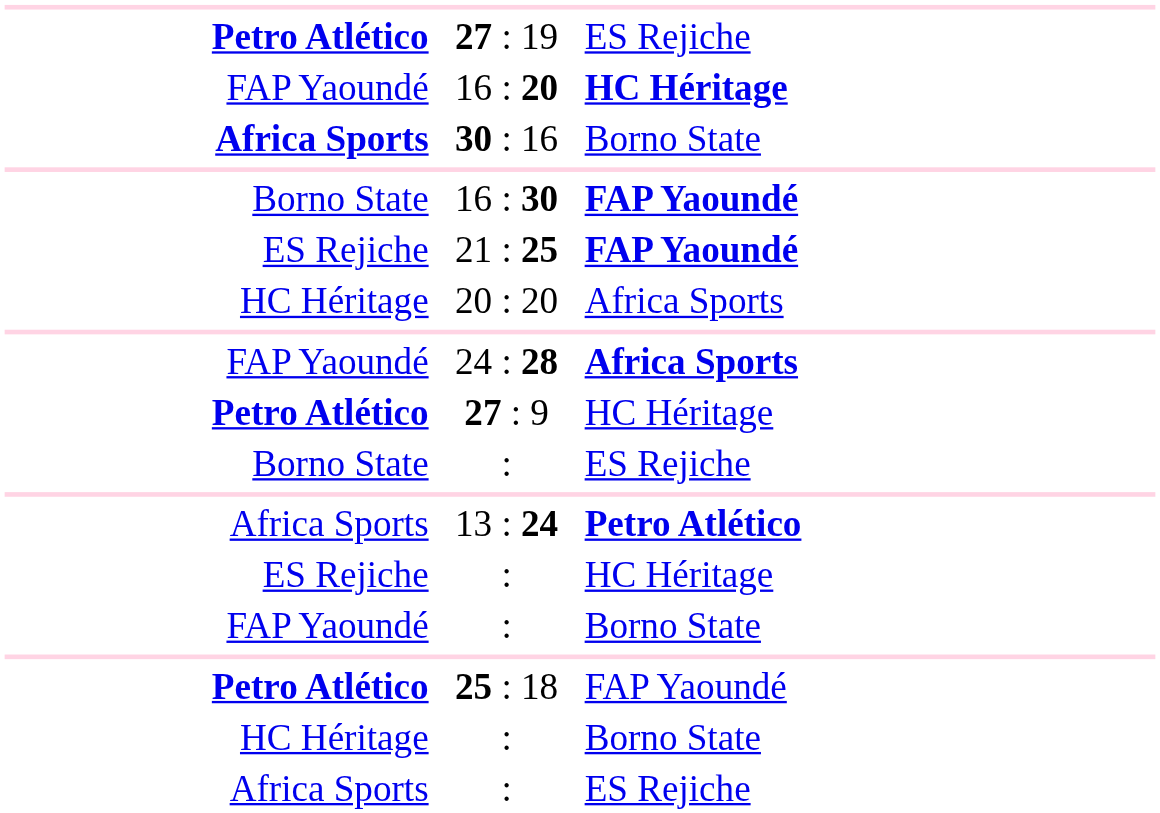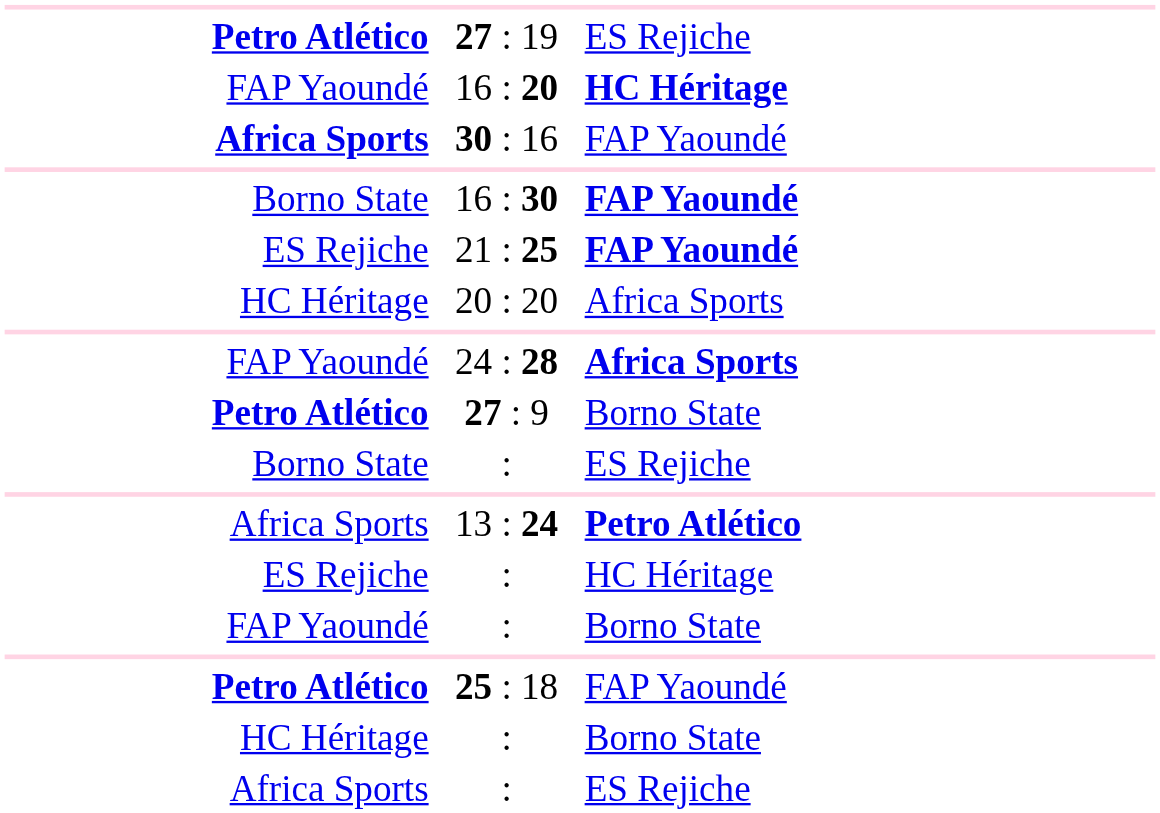(673, 138) Borno State -> (686, 138) FAP Yaoundé
(679, 412) HC Héritage -> (673, 412) Borno State
